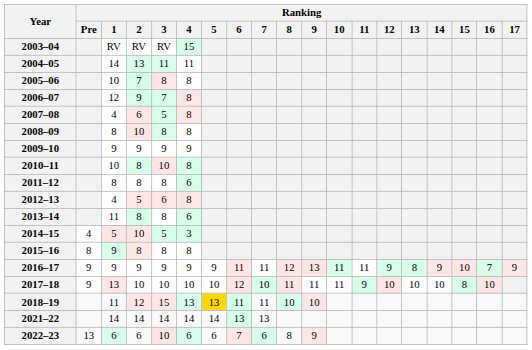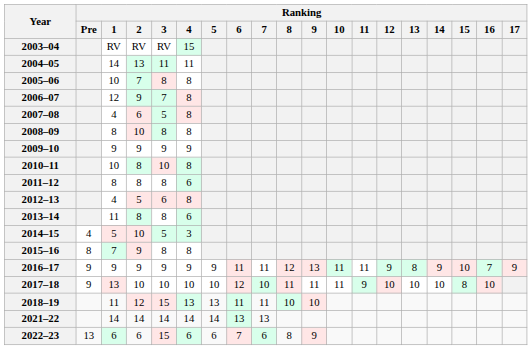(114, 251) 9 -> (114, 251) 7
(139, 251) 8 -> (139, 251) 9
(214, 302) gold background -> (214, 302) no background
(164, 336) 10 -> (164, 336) 15
